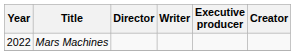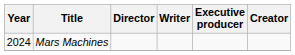(19, 42) 2022 -> (19, 42) 2024
